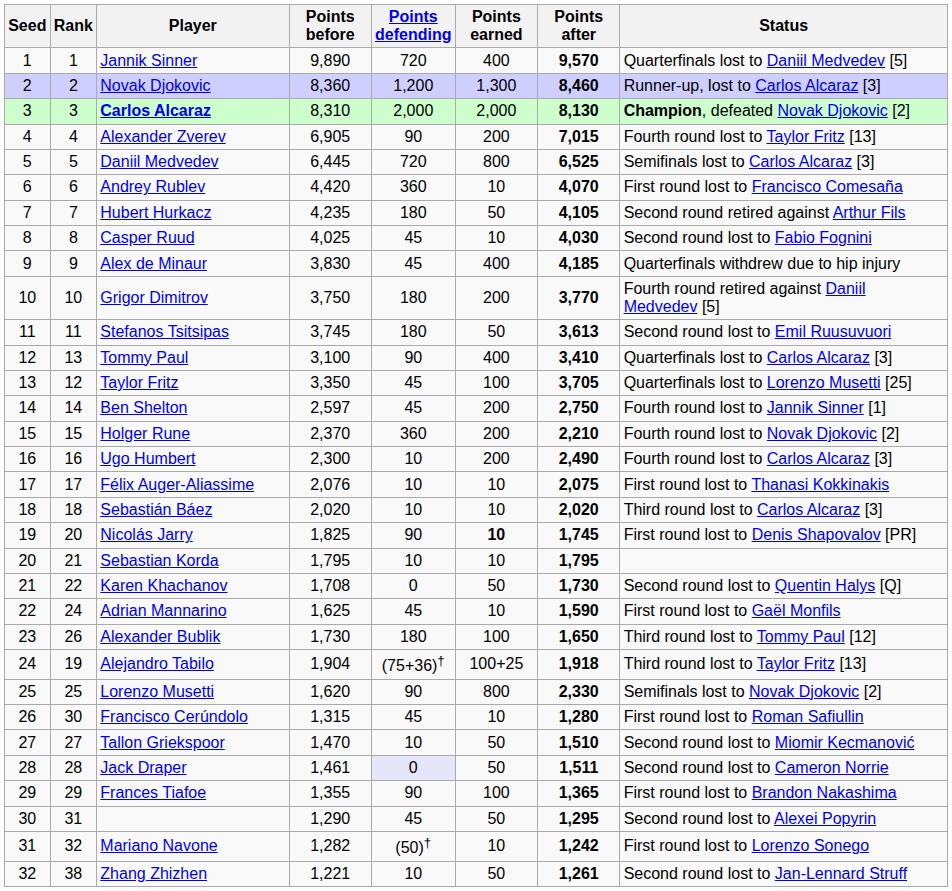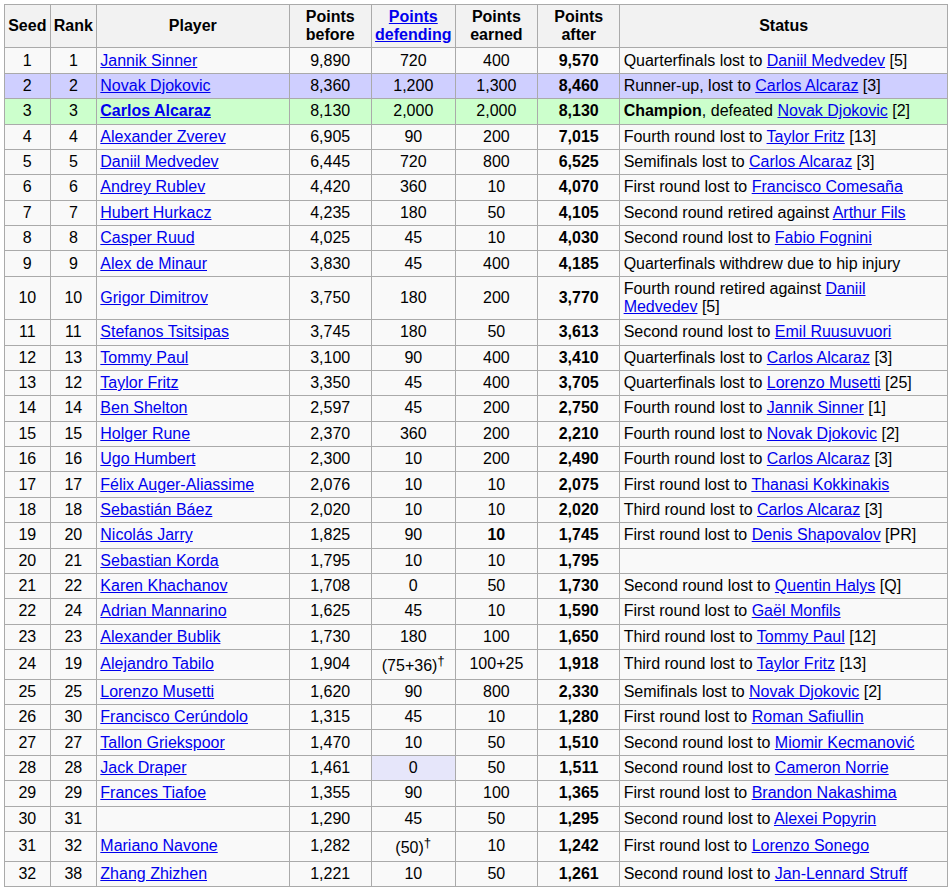(330, 111) 8,310 -> (330, 111) 8,130
(496, 383) 100 -> (496, 383) 400
(73, 636) 26 -> (73, 636) 23
